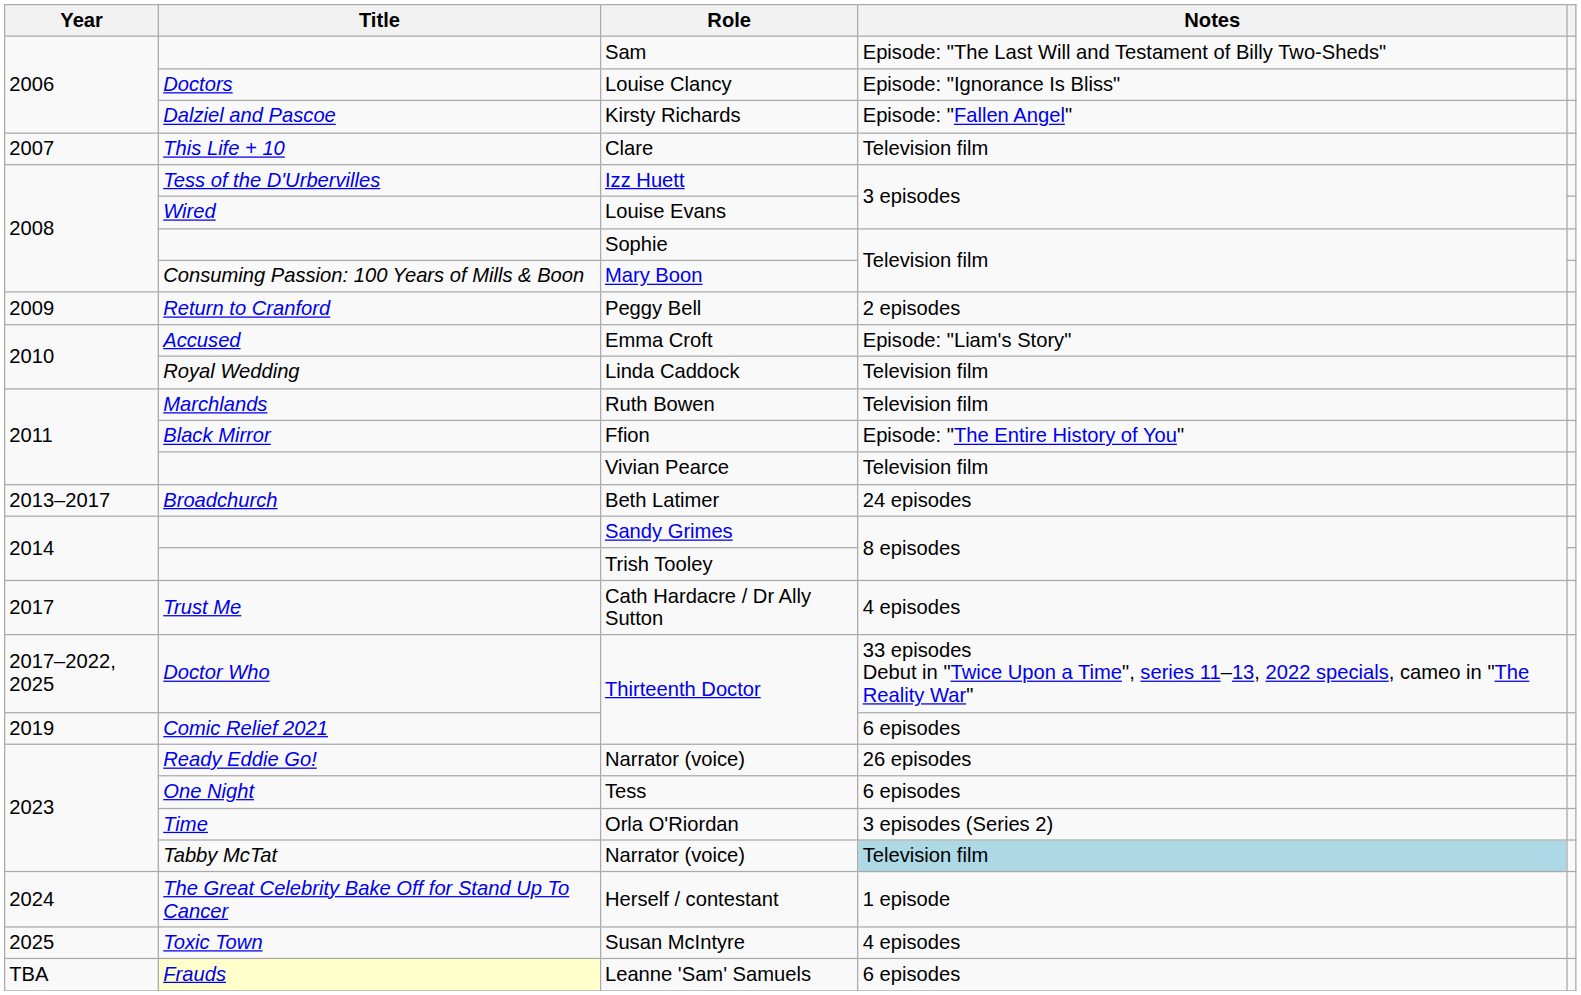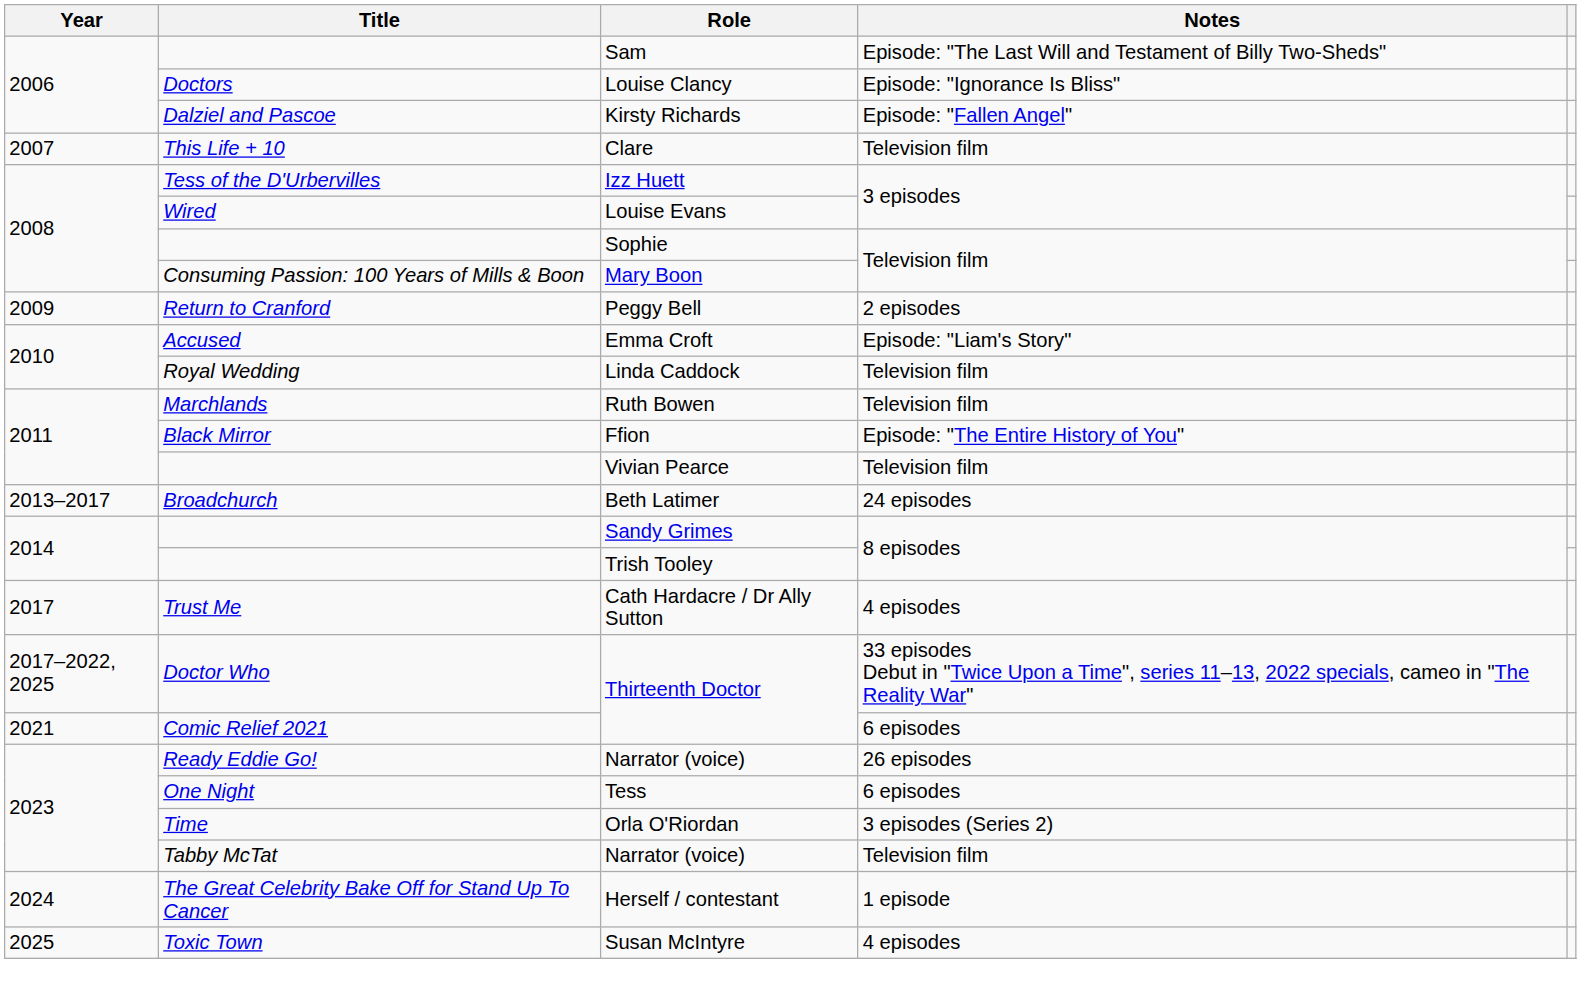(32, 727) 2019 -> (32, 727) 2021
(925, 855) lightblue background -> (925, 855) no background
- row: (195, 974)
